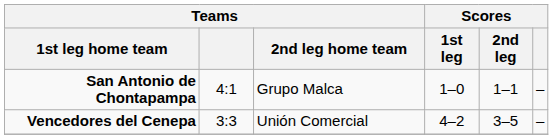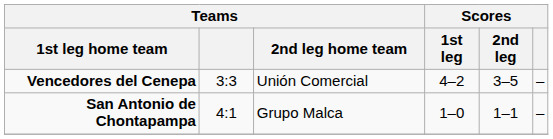rows swapped: (112, 121) <-> (141, 89)
